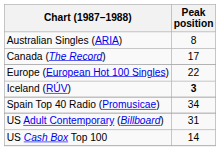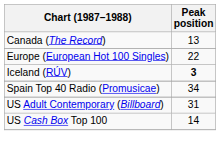- row: (64, 40)
(194, 56) 17 -> (194, 40) 13
